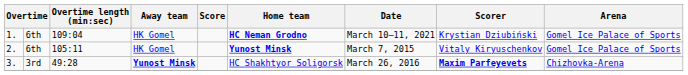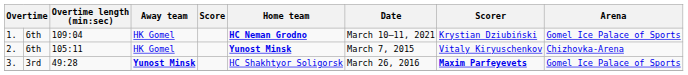(614, 49) Gomel Ice Palace of Sports -> (585, 49) Chizhovka-Arena
(585, 63) Chizhovka-Arena -> (614, 63) Gomel Ice Palace of Sports
